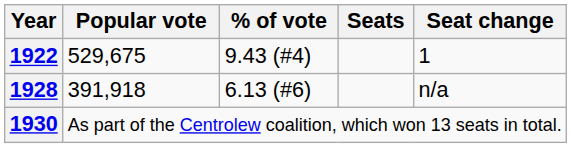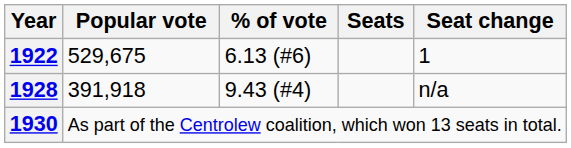(268, 55) 9.43 (#4) -> (268, 55) 6.13 (#6)
(268, 90) 6.13 (#6) -> (268, 90) 9.43 (#4)
